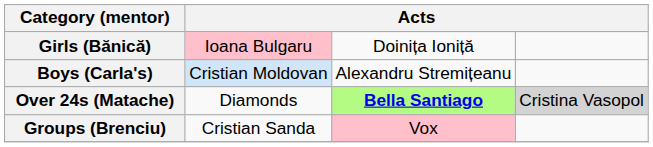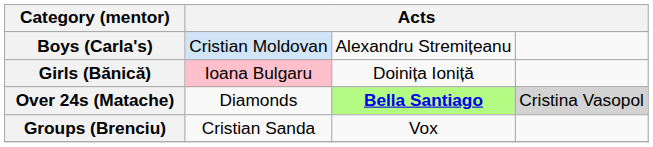rows swapped: (95, 73) <-> (95, 45)
(423, 127) pink background -> (423, 127) no background
